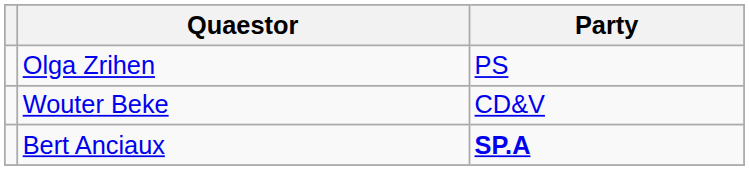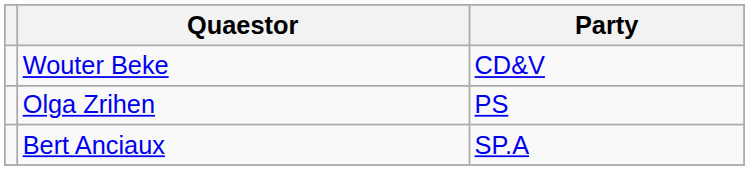rows swapped: (96, 105) <-> (89, 65)
(503, 145) bold -> (502, 145) normal
